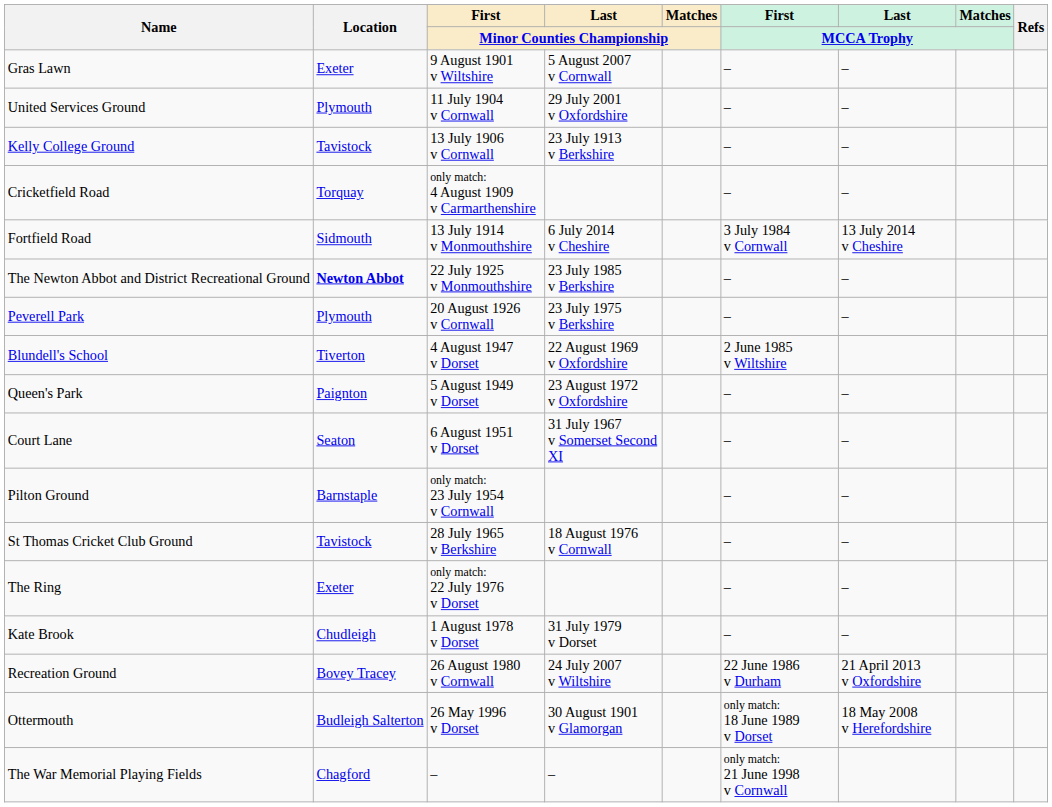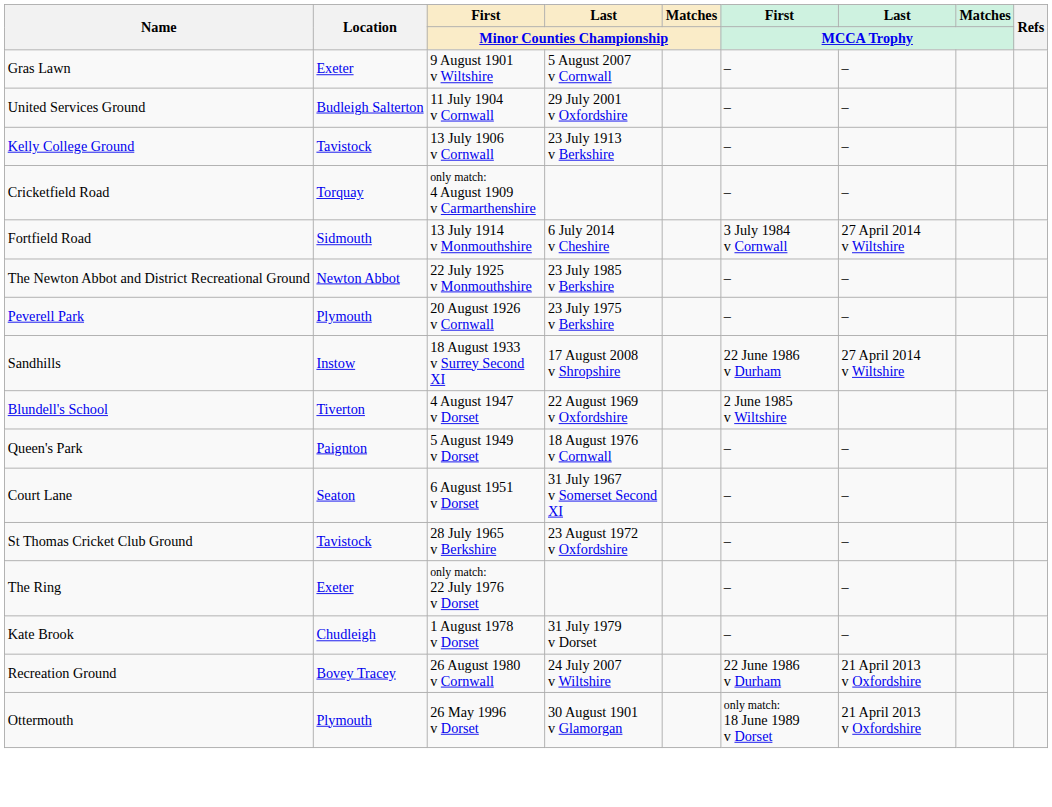(344, 107) Plymouth -> (370, 107) Budleigh Salterton
(878, 239) 13 July 2014 v Cheshire -> (881, 239) 27 April 2014 v Wiltshire
(360, 278) bold -> (358, 278) normal
+ row: (34, 363)
(593, 393) 23 August 1972 v Oxfordshire -> (593, 448) 18 August 1976 v Cornwall
- row: (48, 495)
(593, 541) 18 August 1976 v Cornwall -> (593, 541) 23 August 1972 v Oxfordshire
(370, 720) Budleigh Salterton -> (344, 720) Plymouth
(886, 720) 18 May 2008 v Herefordshire -> (881, 720) 21 April 2013 v Oxfordshire
- row: (105, 774)
